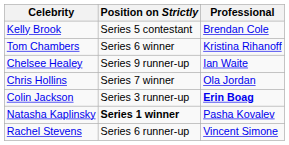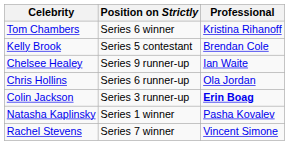rows swapped: (34, 30) <-> (43, 47)
(137, 81) Series 7 winner -> (145, 81) Series 6 runner-up
(140, 115) bold -> (137, 115) normal
(145, 132) Series 6 runner-up -> (137, 132) Series 7 winner
